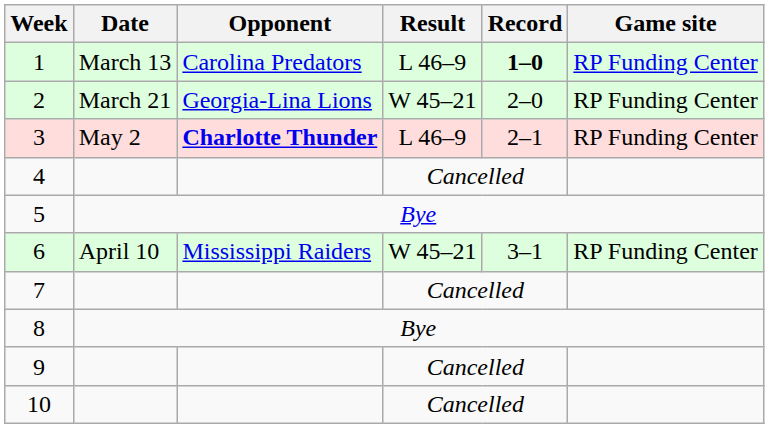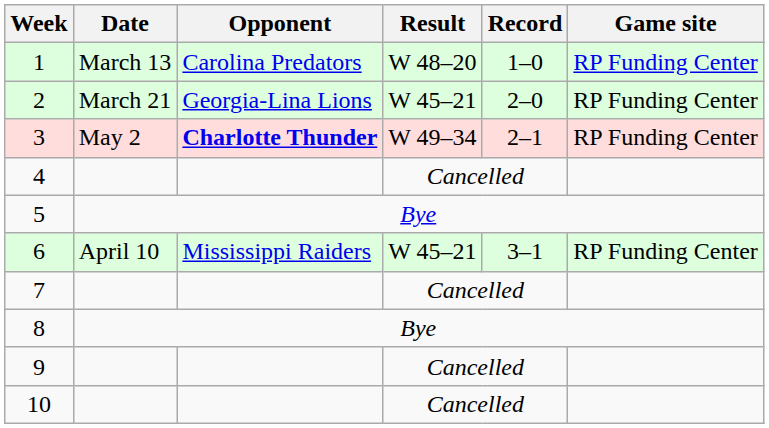(432, 61) L 46–9 -> (432, 61) W 48–20
(525, 61) bold -> (525, 61) normal
(432, 137) L 46–9 -> (432, 137) W 49–34
